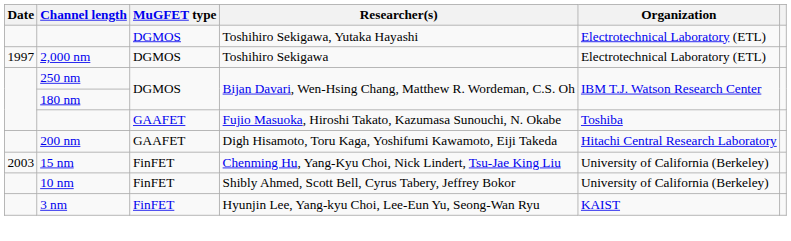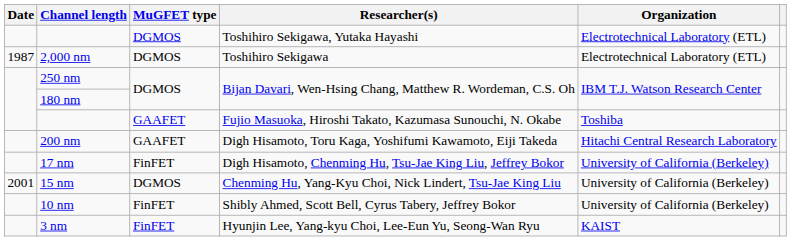(21, 57) 1997 -> (21, 57) 1987
+ row: (57, 162)
(21, 162) 2003 -> (21, 183) 2001
(154, 162) FinFET -> (157, 183) DGMOS
